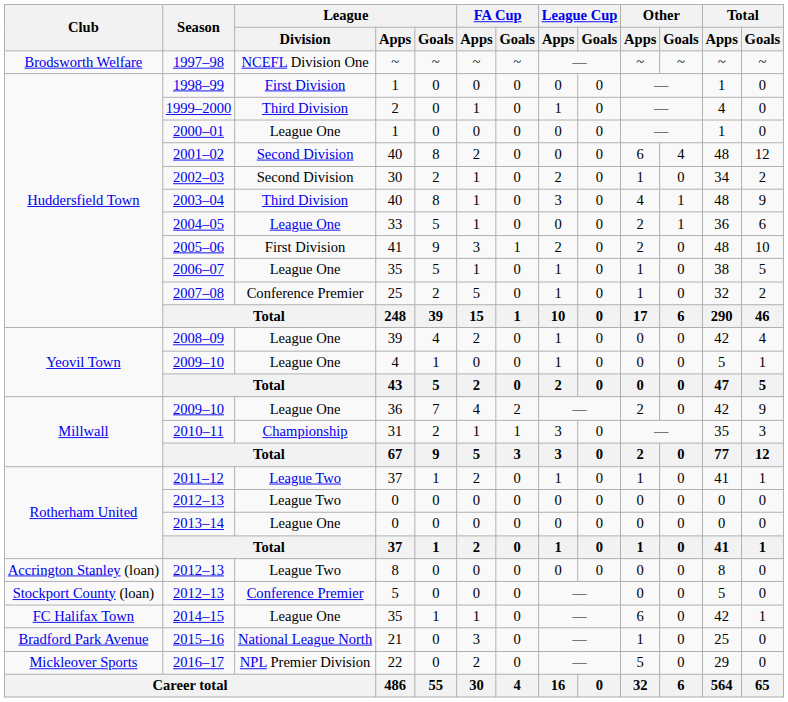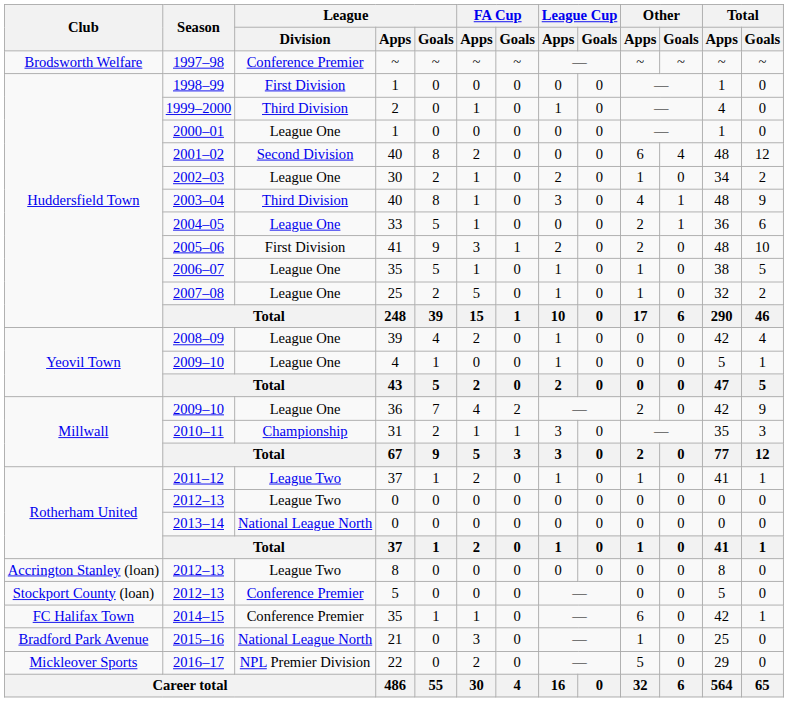(305, 62) NCEFL Division One -> (305, 62) Conference Premier
(305, 177) Second Division -> (305, 177) League One
(305, 293) Conference Premier -> (305, 293) League One
(305, 524) League One -> (305, 524) National League North
(305, 616) League One -> (305, 616) Conference Premier
